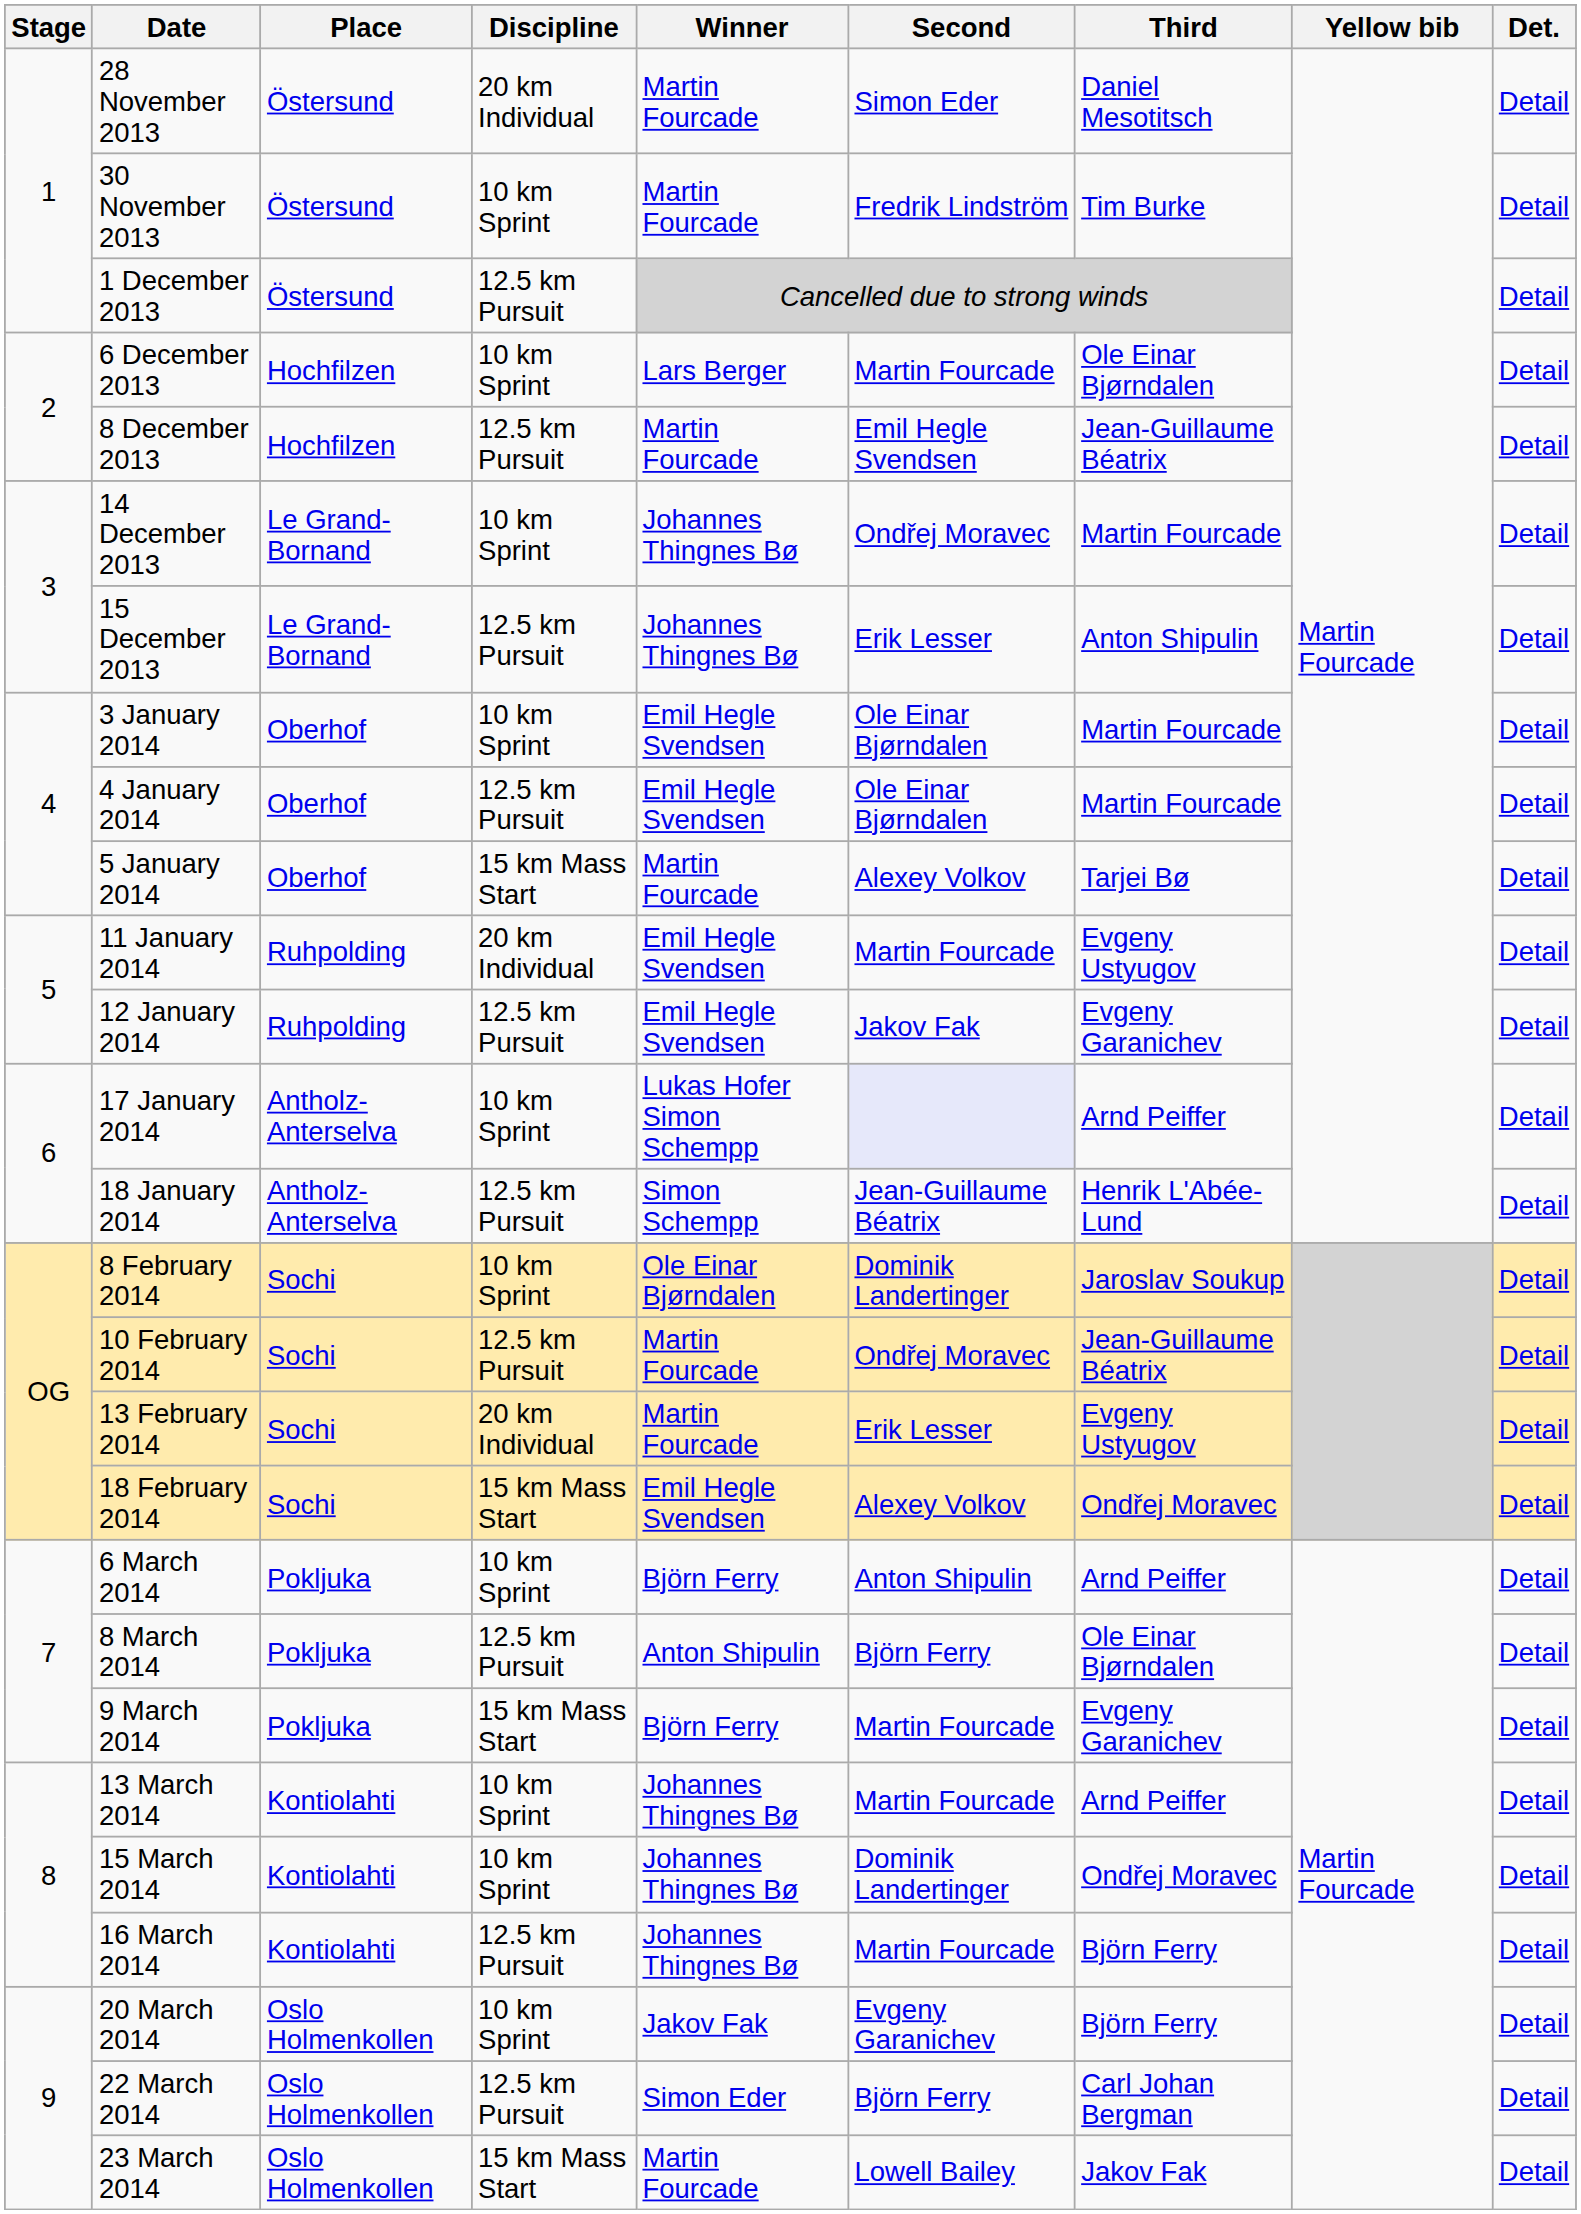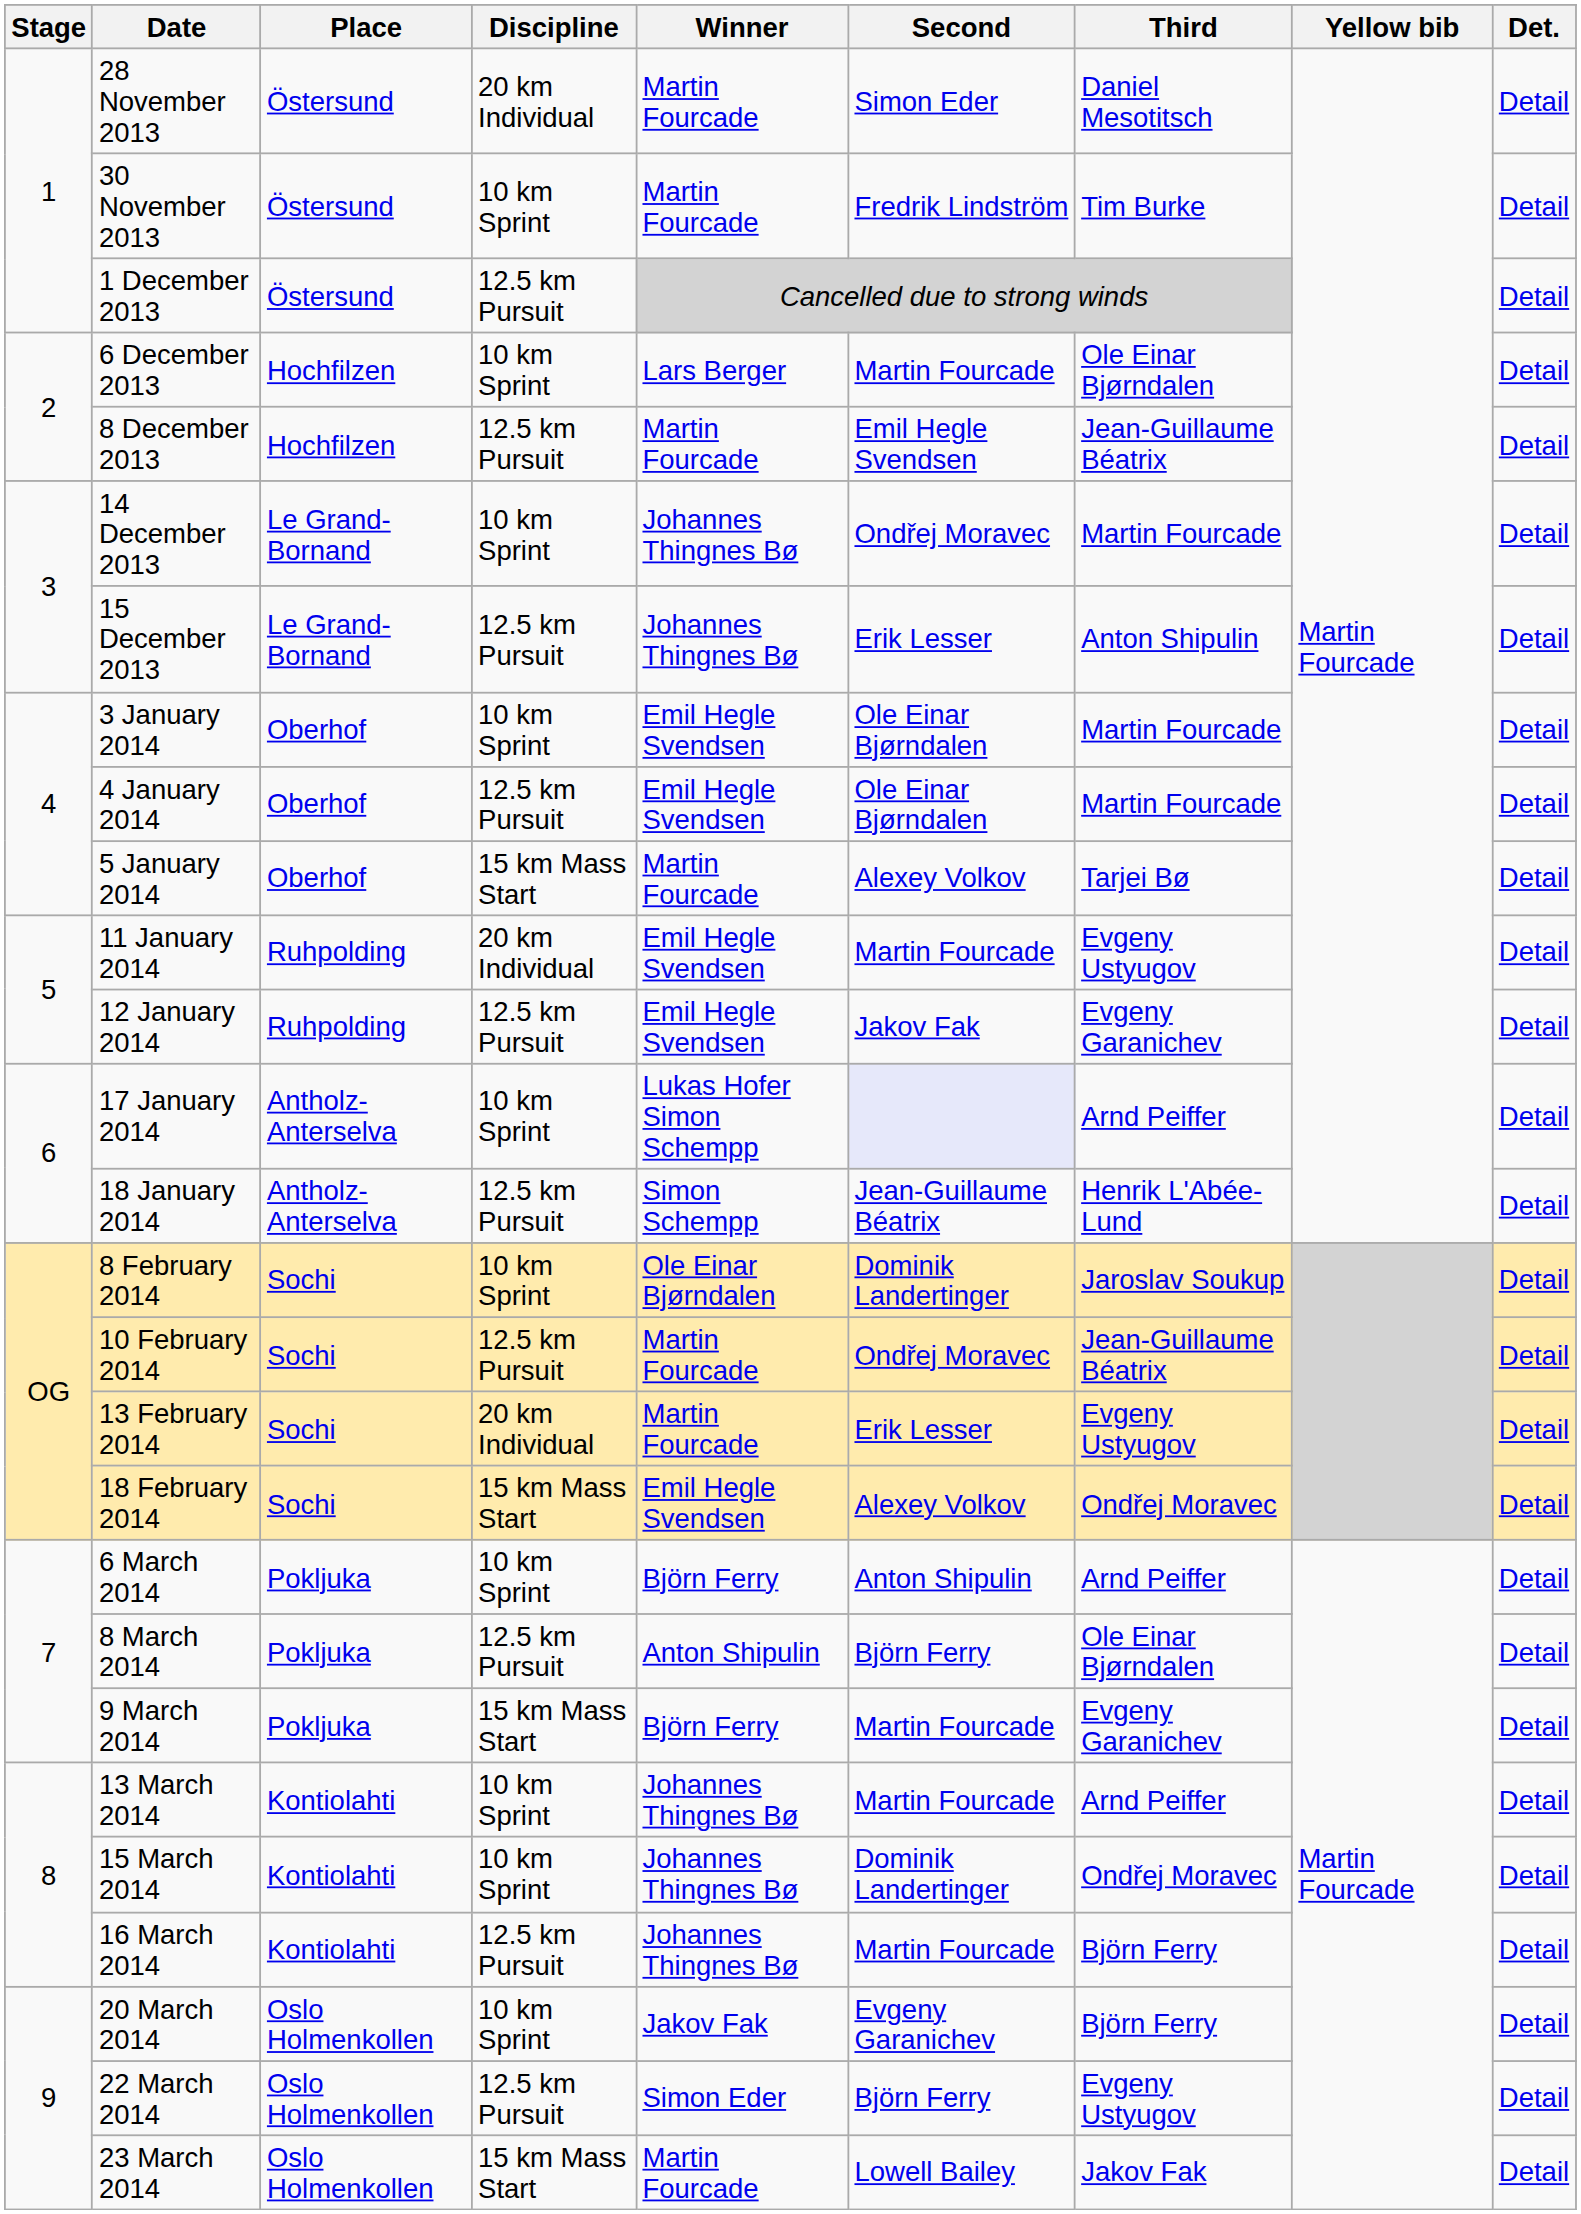(1148, 2098) Carl Johan Bergman -> (1138, 2098) Evgeny Ustyugov
